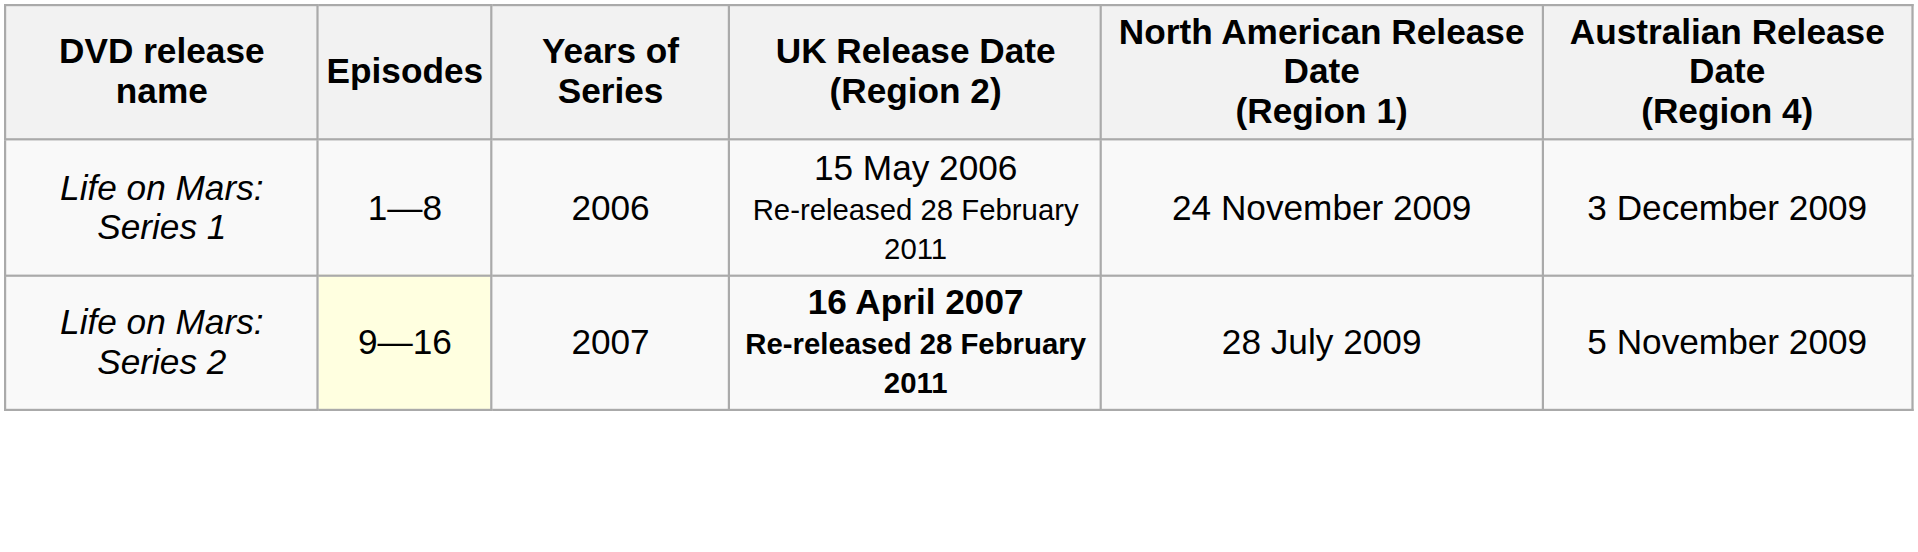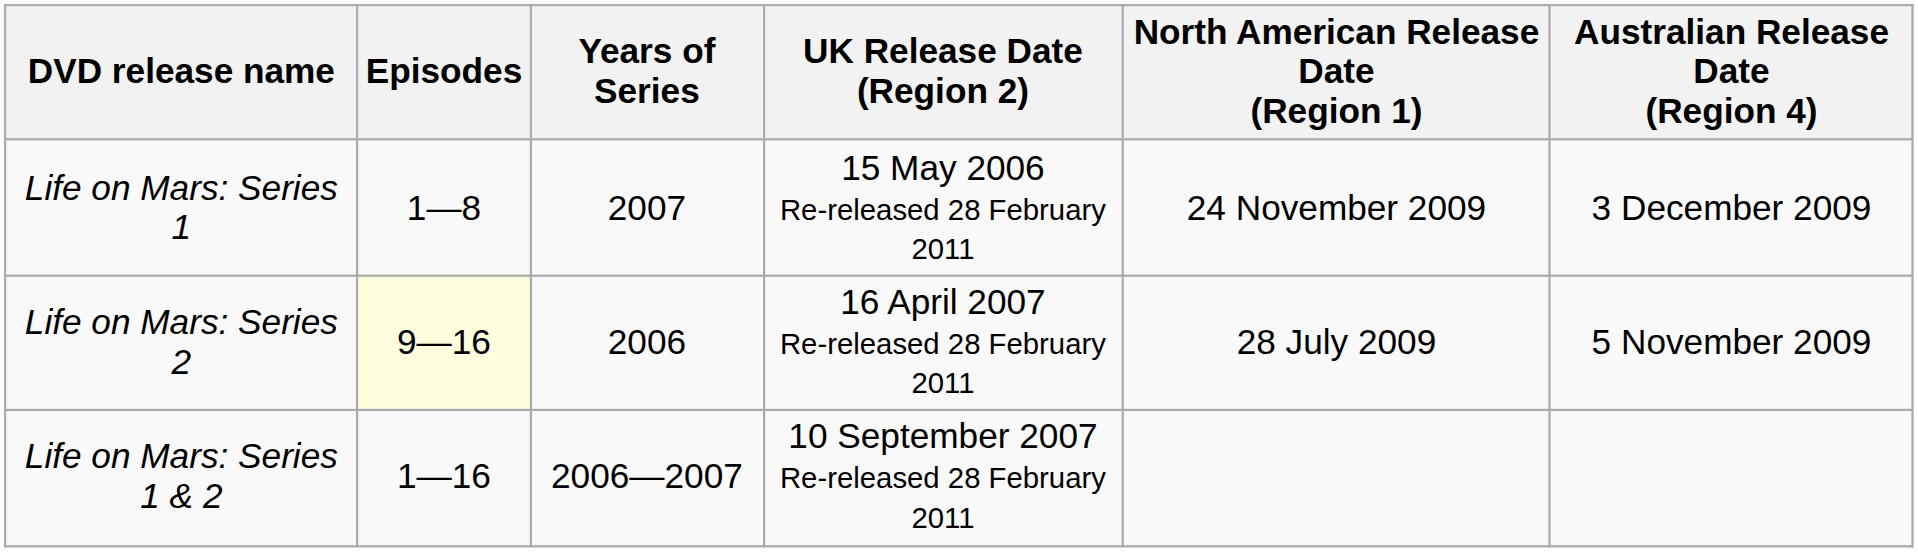(611, 207) 2006 -> (647, 207) 2007
(611, 342) 2007 -> (647, 342) 2006
(916, 342) bold -> (943, 342) normal
+ row: (181, 477)
